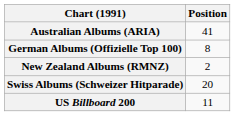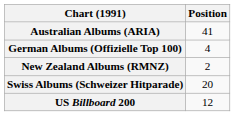(208, 48) 8 -> (208, 48) 4
(208, 102) 11 -> (208, 102) 12
